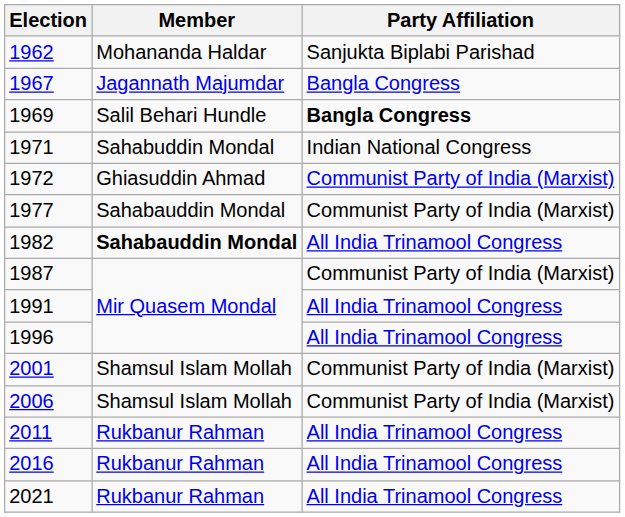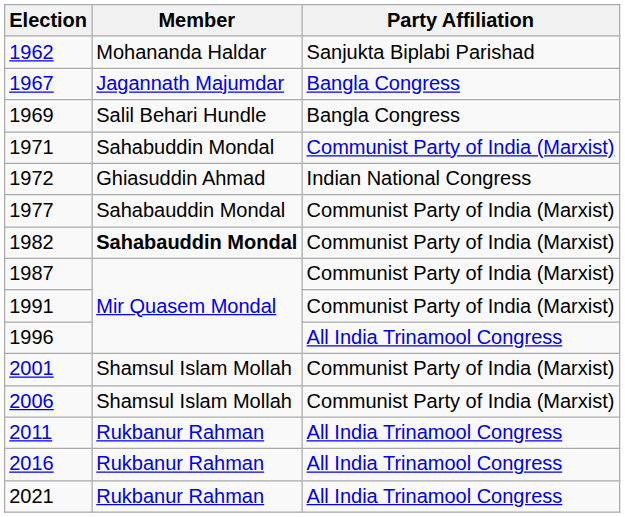(389, 115) bold -> (383, 115) normal
(419, 147) Indian National Congress -> (461, 147) Communist Party of India (Marxist)
(461, 178) Communist Party of India (Marxist) -> (419, 178) Indian National Congress
(434, 242) All India Trinamool Congress -> (461, 242) Communist Party of India (Marxist)
(434, 305) All India Trinamool Congress -> (461, 305) Communist Party of India (Marxist)
